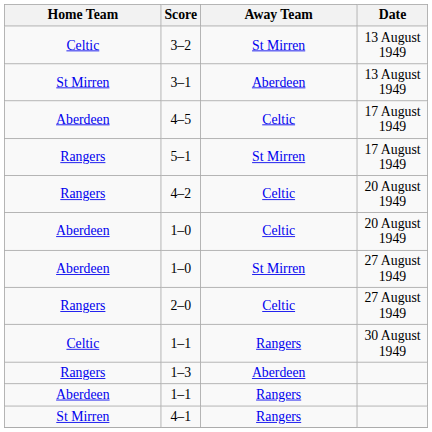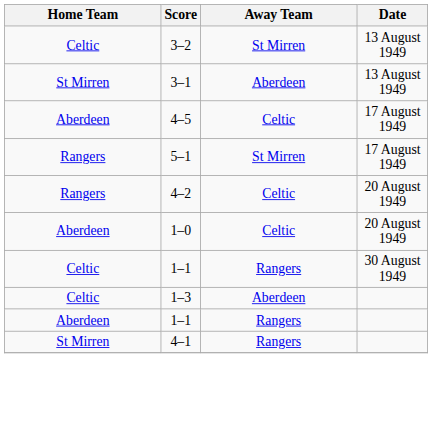- row: (181, 268)
- row: (181, 306)
(83, 372) Rangers -> (83, 298) Celtic
